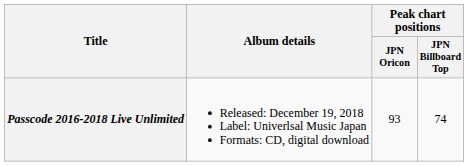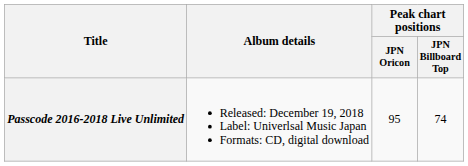(395, 119) 93 -> (395, 119) 95
